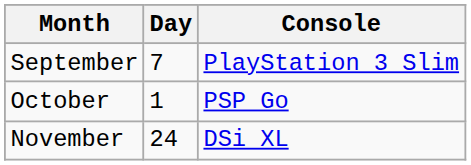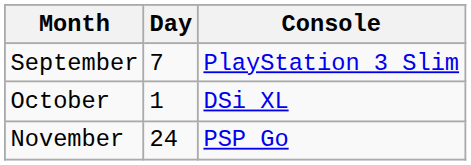(246, 101) PSP Go -> (246, 101) DSi XL
(246, 140) DSi XL -> (246, 140) PSP Go
